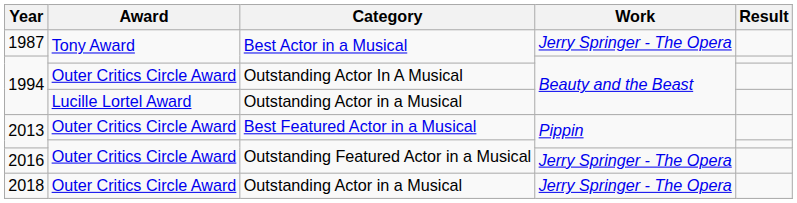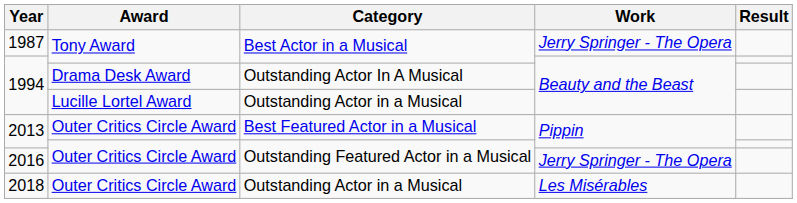(144, 76) Outer Critics Circle Award -> (121, 76) Drama Desk Award
(635, 185) Jerry Springer - The Opera -> (593, 185) Les Misérables
